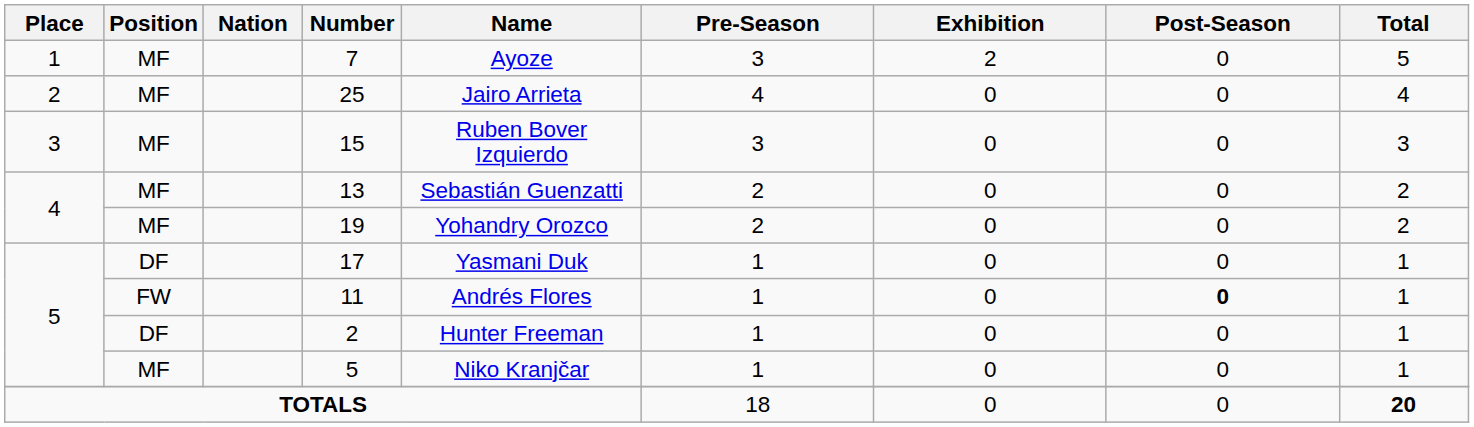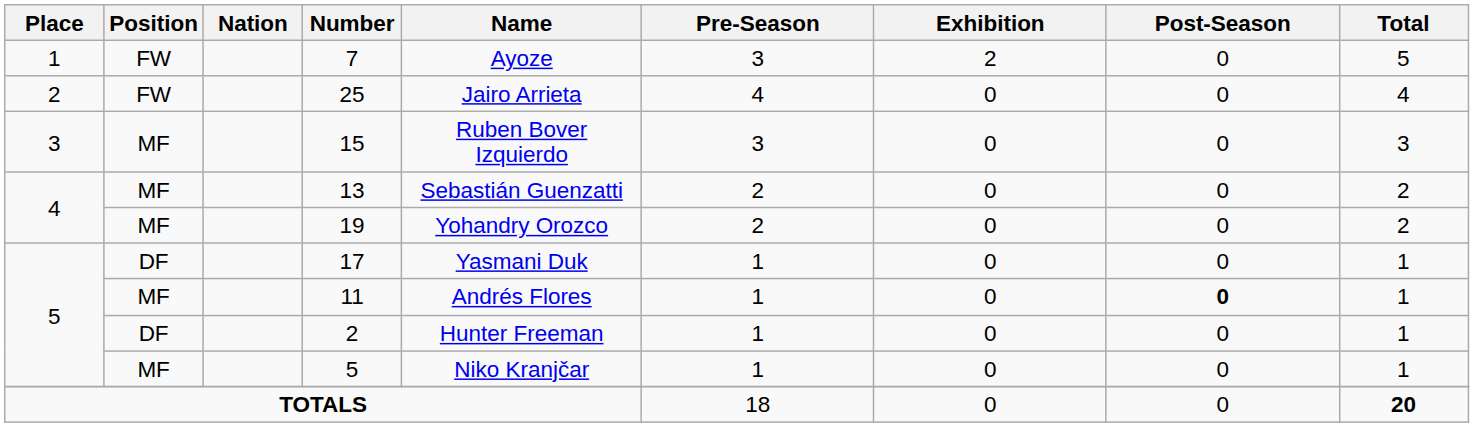(154, 58) MF -> (154, 58) FW
(154, 94) MF -> (154, 94) FW
(154, 297) FW -> (154, 297) MF
